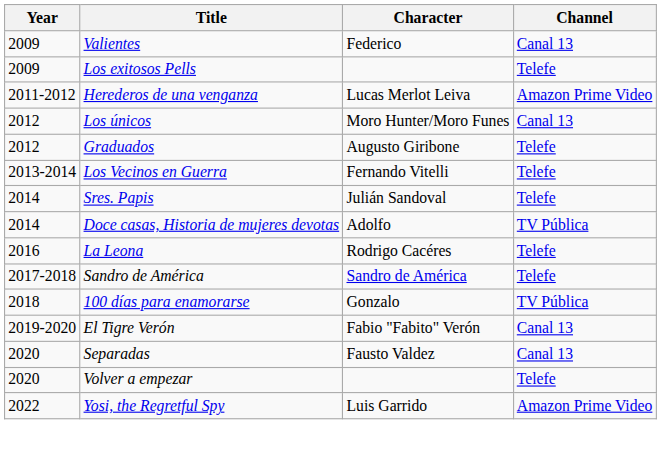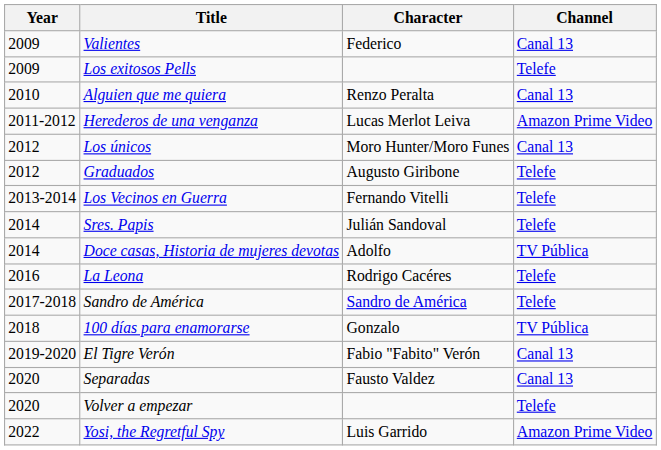+ row: (155, 95)
